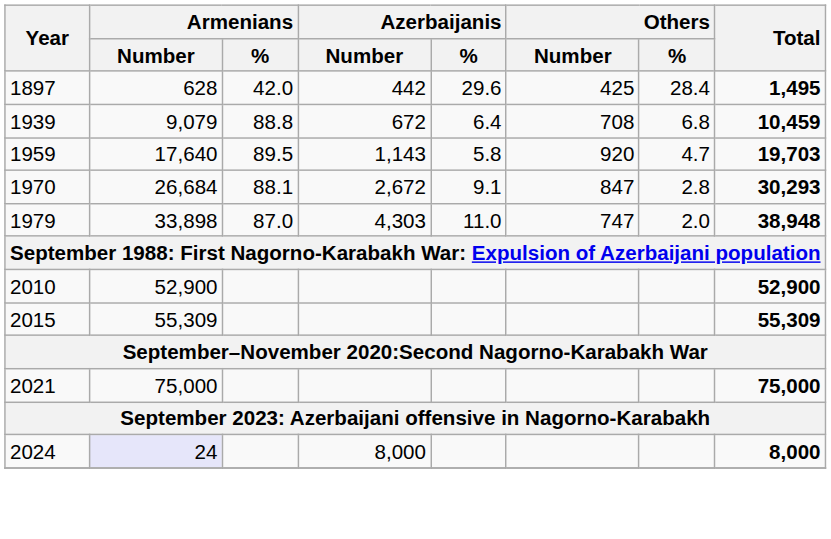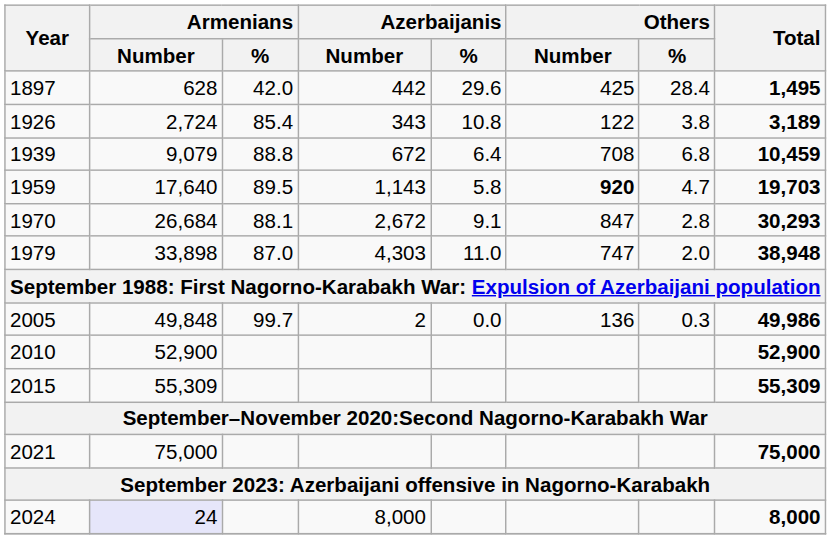+ row: (33, 121)
(617, 154) normal -> (617, 187) bold
+ row: (33, 319)
